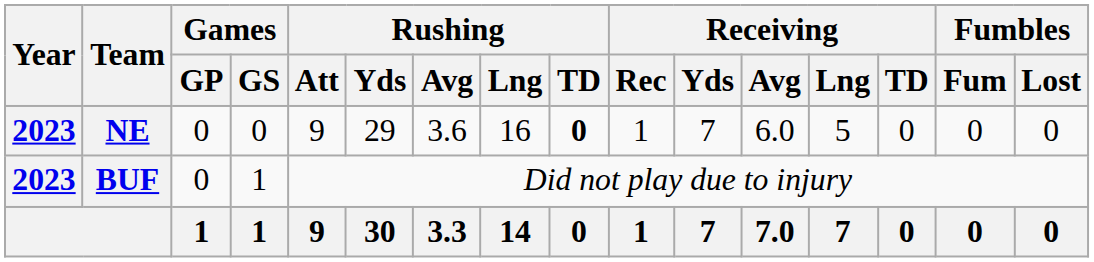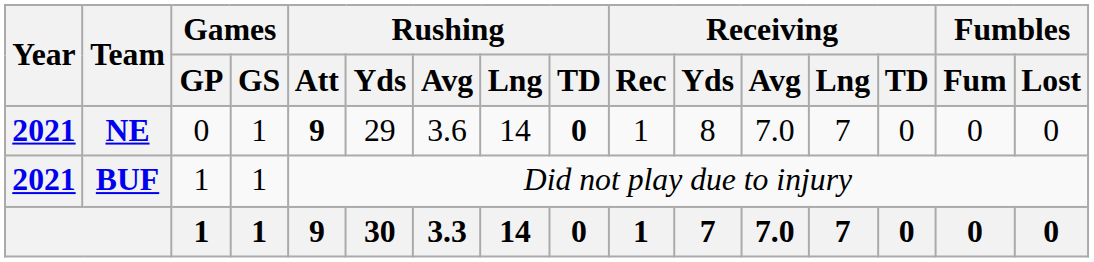(44, 130) 2023 -> (44, 130) 2021
(259, 130) 0 -> (259, 130) 1
(317, 130) normal -> (317, 130) bold
(515, 130) 16 -> (515, 130) 14
(708, 130) 7 -> (708, 130) 8
(775, 130) 6.0 -> (775, 130) 7.0
(843, 130) 5 -> (843, 130) 7
(44, 180) 2023 -> (44, 180) 2021
(201, 180) 0 -> (201, 180) 1
